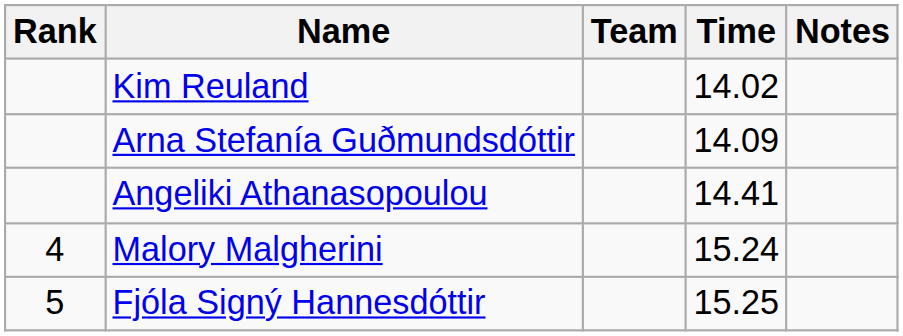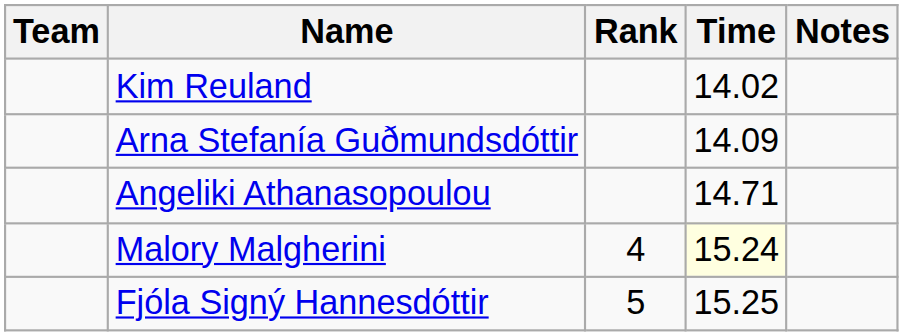columns swapped: (55, 31) <-> (634, 31)
(736, 194) 14.41 -> (736, 194) 14.71
(736, 248) no background -> (736, 248) lightyellow background
